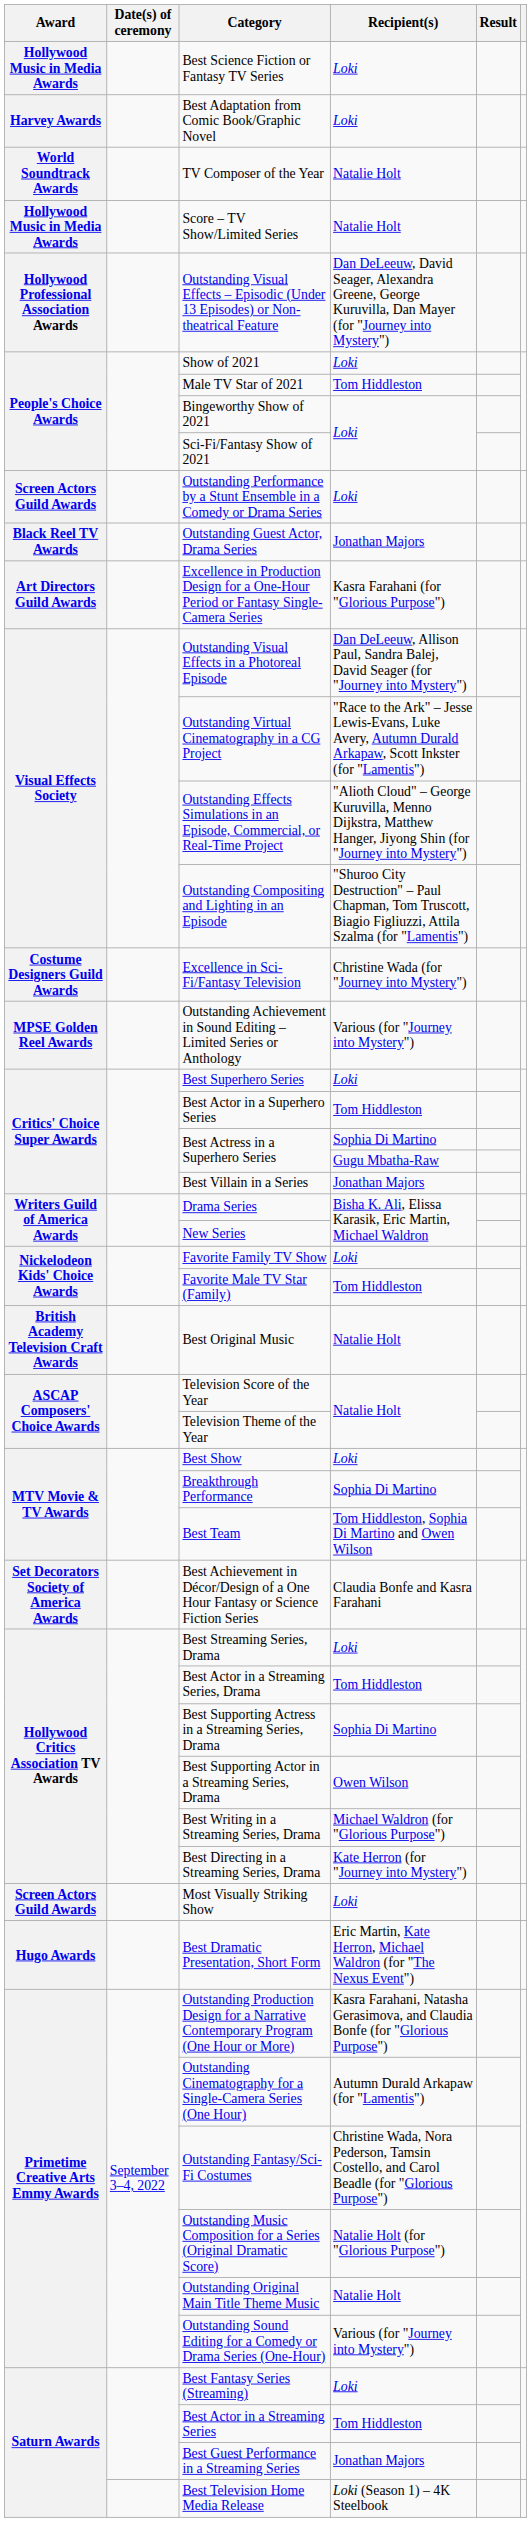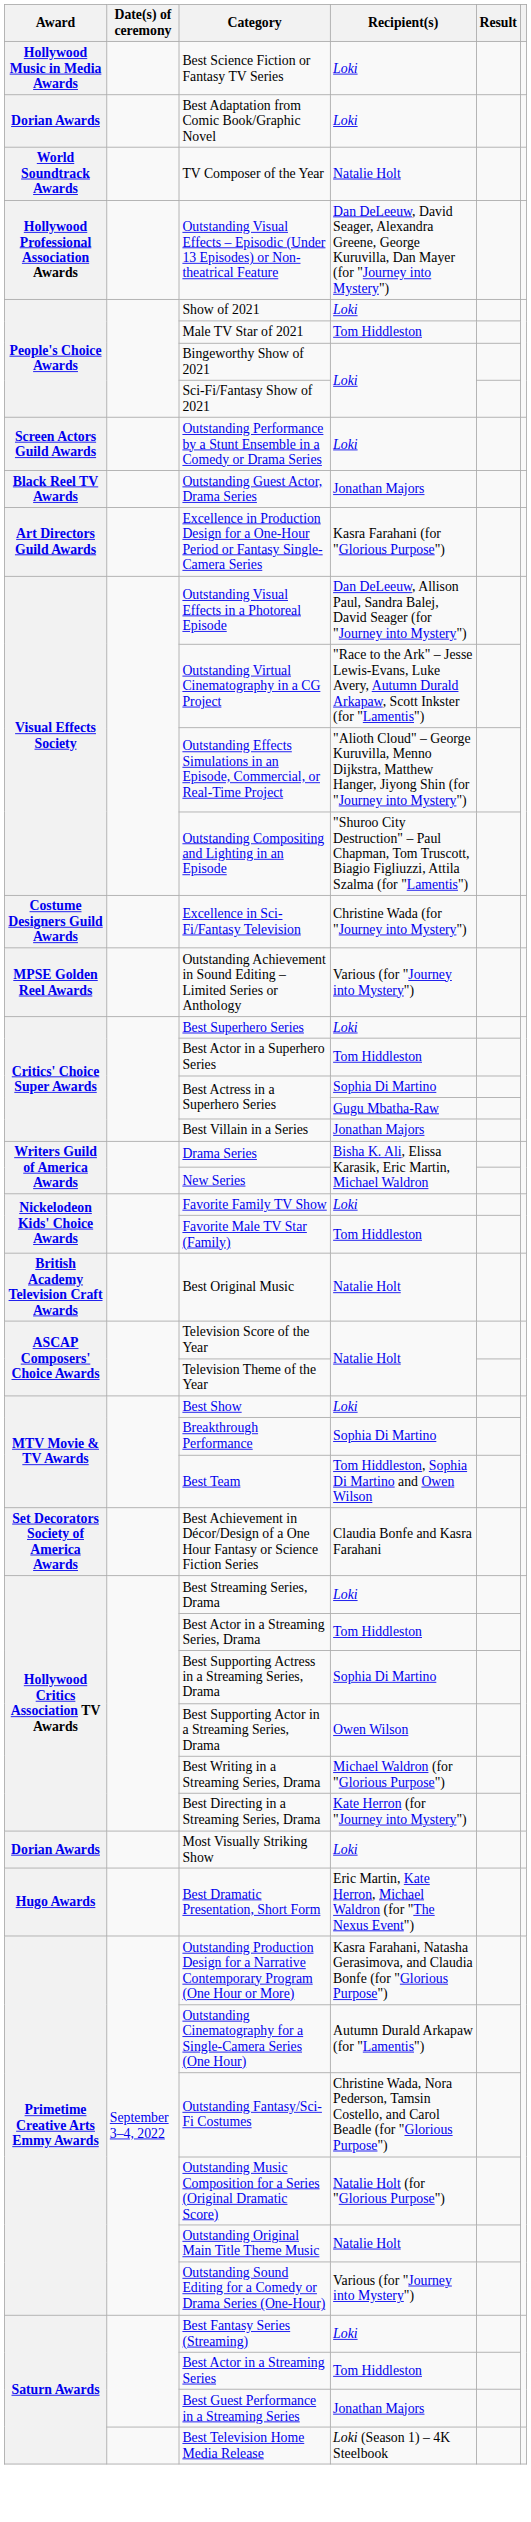(56, 120) Harvey Awards -> (56, 120) Dorian Awards
- row: (240, 226)
(56, 1902) Screen Actors Guild Awards -> (56, 1849) Dorian Awards
